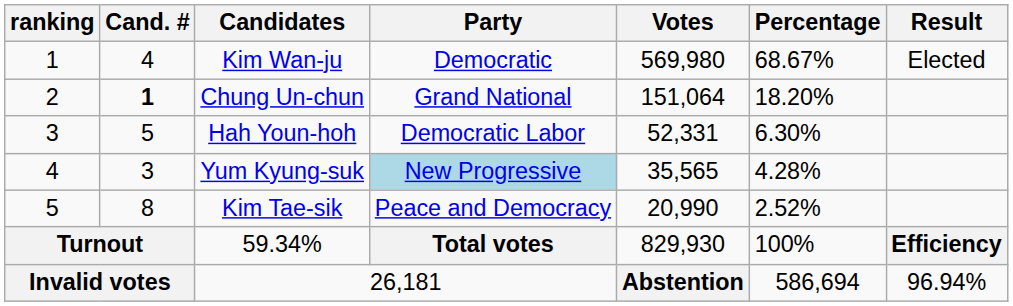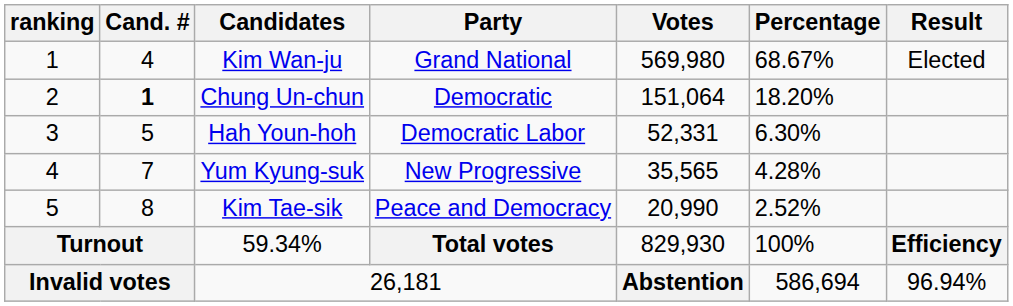(493, 60) Democratic -> (493, 60) Grand National
(493, 97) Grand National -> (493, 97) Democratic
(147, 171) 3 -> (147, 171) 7
(493, 171) lightblue background -> (493, 171) no background
